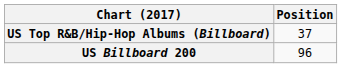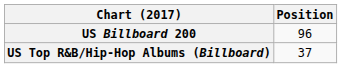rows swapped: (139, 53) <-> (139, 33)
